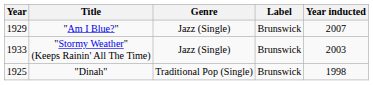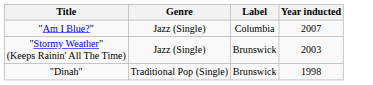- column: (17, 12)
(279, 28) Brunswick -> (255, 28) Columbia
